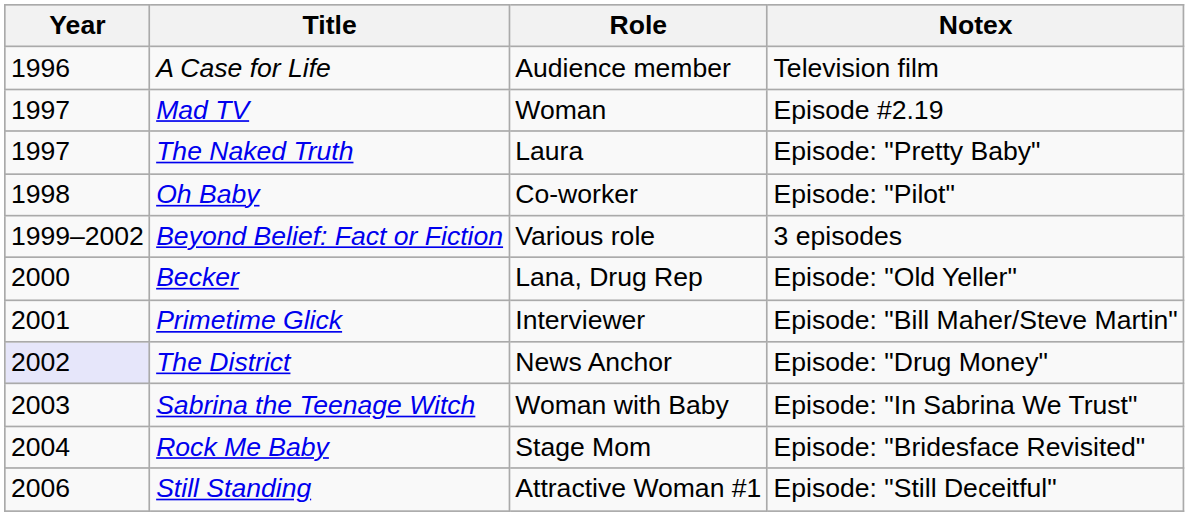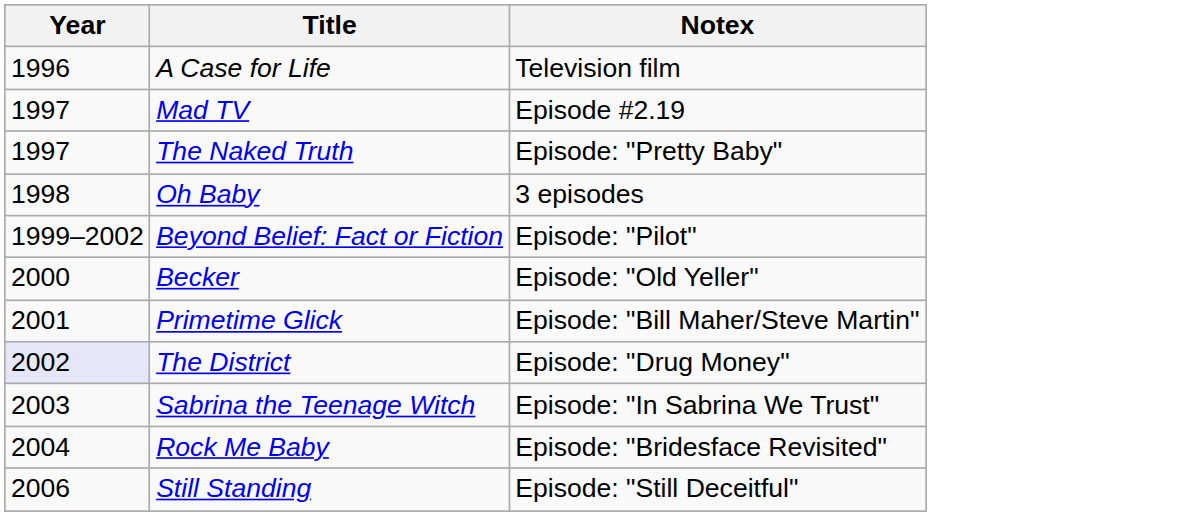- column: (638, 25)
(864, 194) Episode: "Pilot" -> (580, 194) 3 episodes
(838, 236) 3 episodes -> (606, 236) Episode: "Pilot"
